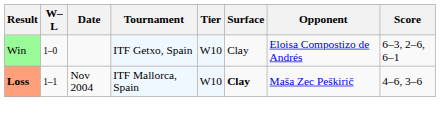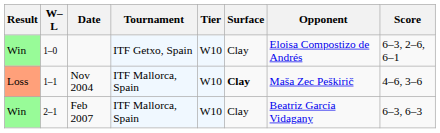(18, 81) bold -> (18, 81) normal
+ row: (82, 112)
